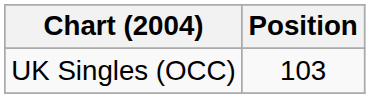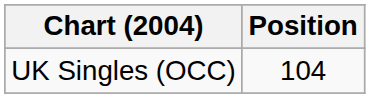(303, 70) 103 -> (303, 70) 104
